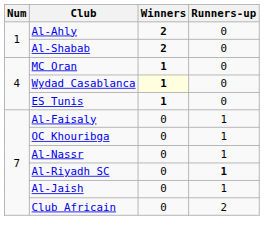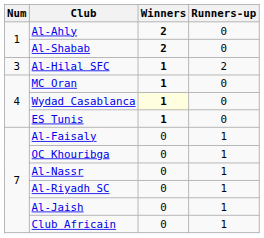+ row: (71, 66)
(224, 171) bold -> (224, 189) normal
(224, 207) 2 -> (224, 224) 1
